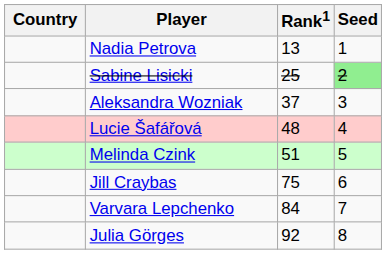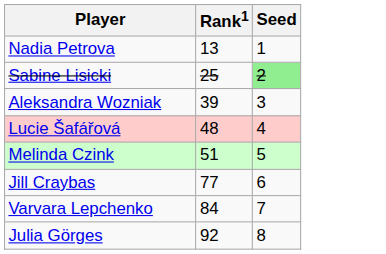- column: (45, 20)
(290, 102) 37 -> (209, 102) 39
(290, 182) 75 -> (209, 182) 77
